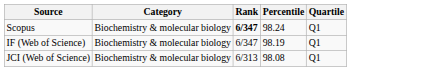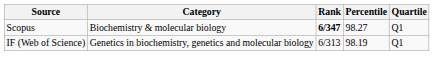(274, 27) 98.24 -> (357, 27) 98.27
(163, 43) Biochemistry & molecular biology -> (202, 43) Genetics in biochemistry, genetics and molecular biology
(247, 43) 6/347 -> (329, 43) 6/313
- row: (48, 58)
